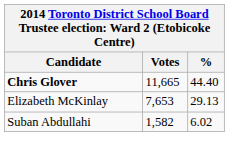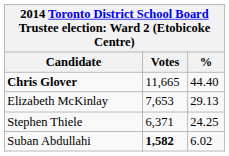+ row: (45, 121)
(160, 121) normal -> (160, 141) bold
